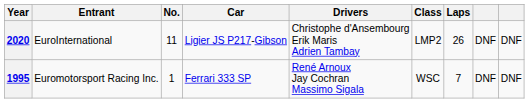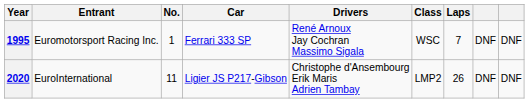rows swapped: (18, 79) <-> (18, 40)
